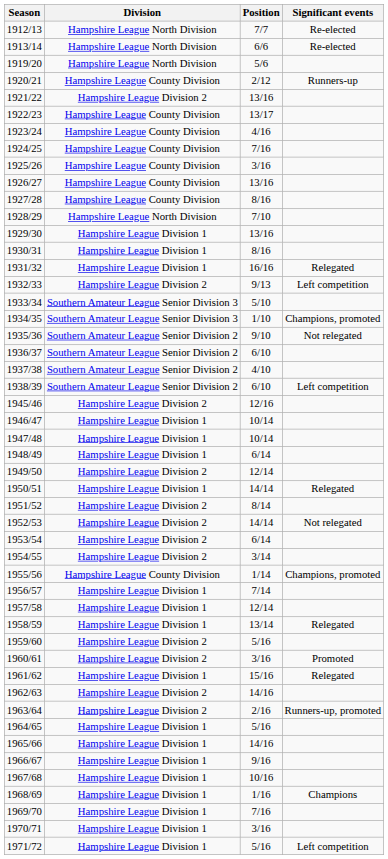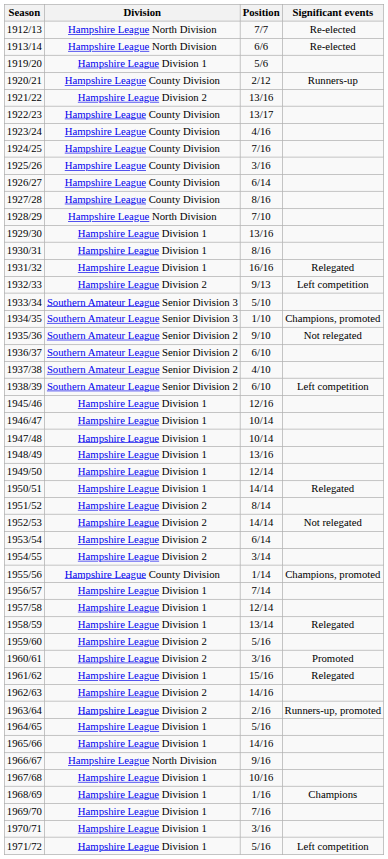(142, 64) Hampshire League North Division -> (142, 64) Hampshire League Division 1
(261, 183) 13/16 -> (261, 183) 6/14
(142, 404) Hampshire League Division 2 -> (142, 404) Hampshire League Division 1
(261, 455) 6/14 -> (261, 455) 13/16
(142, 472) Hampshire League Division 2 -> (142, 472) Hampshire League Division 1
(142, 761) Hampshire League Division 1 -> (142, 761) Hampshire League North Division
